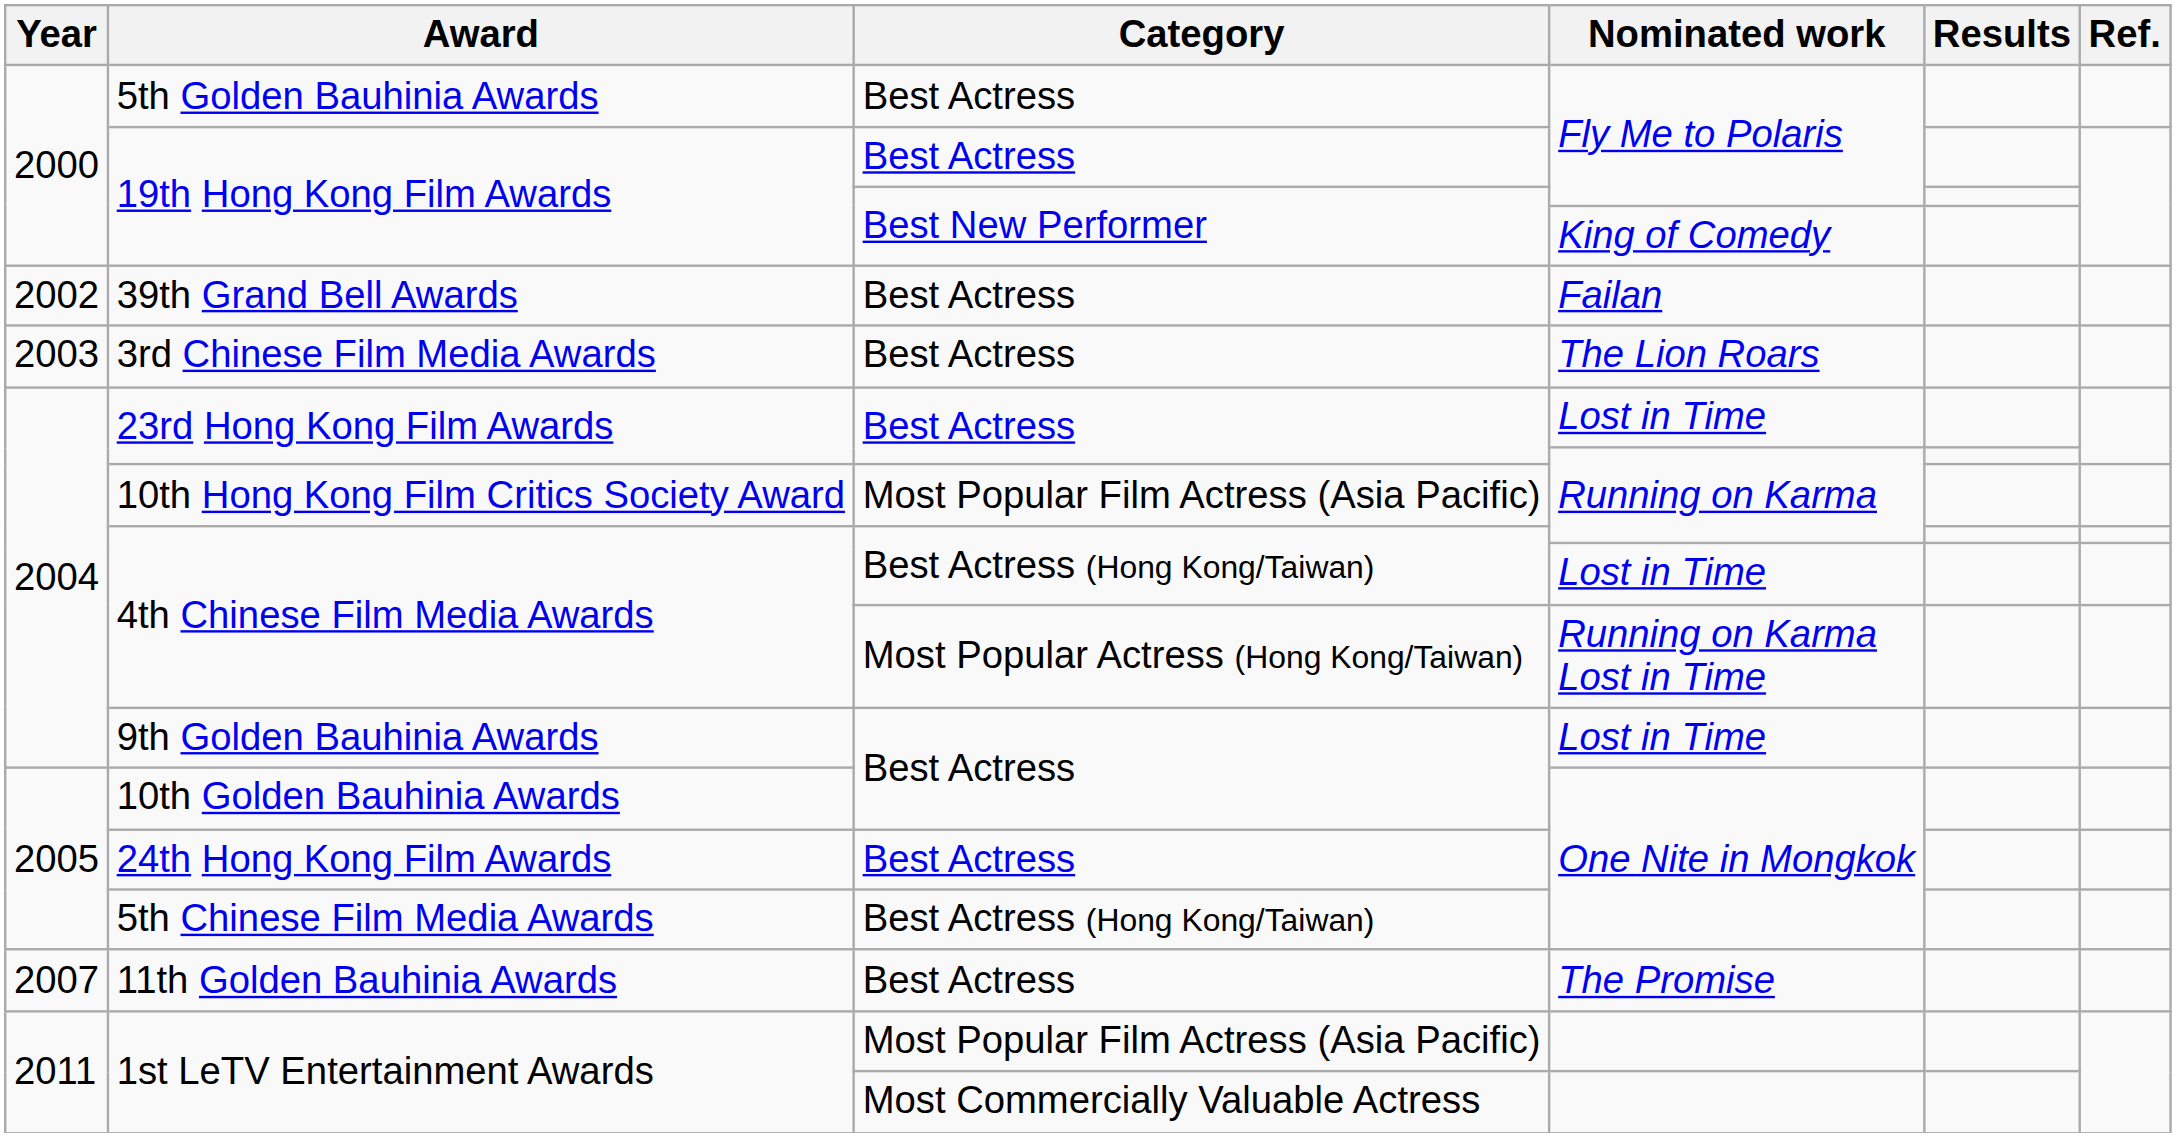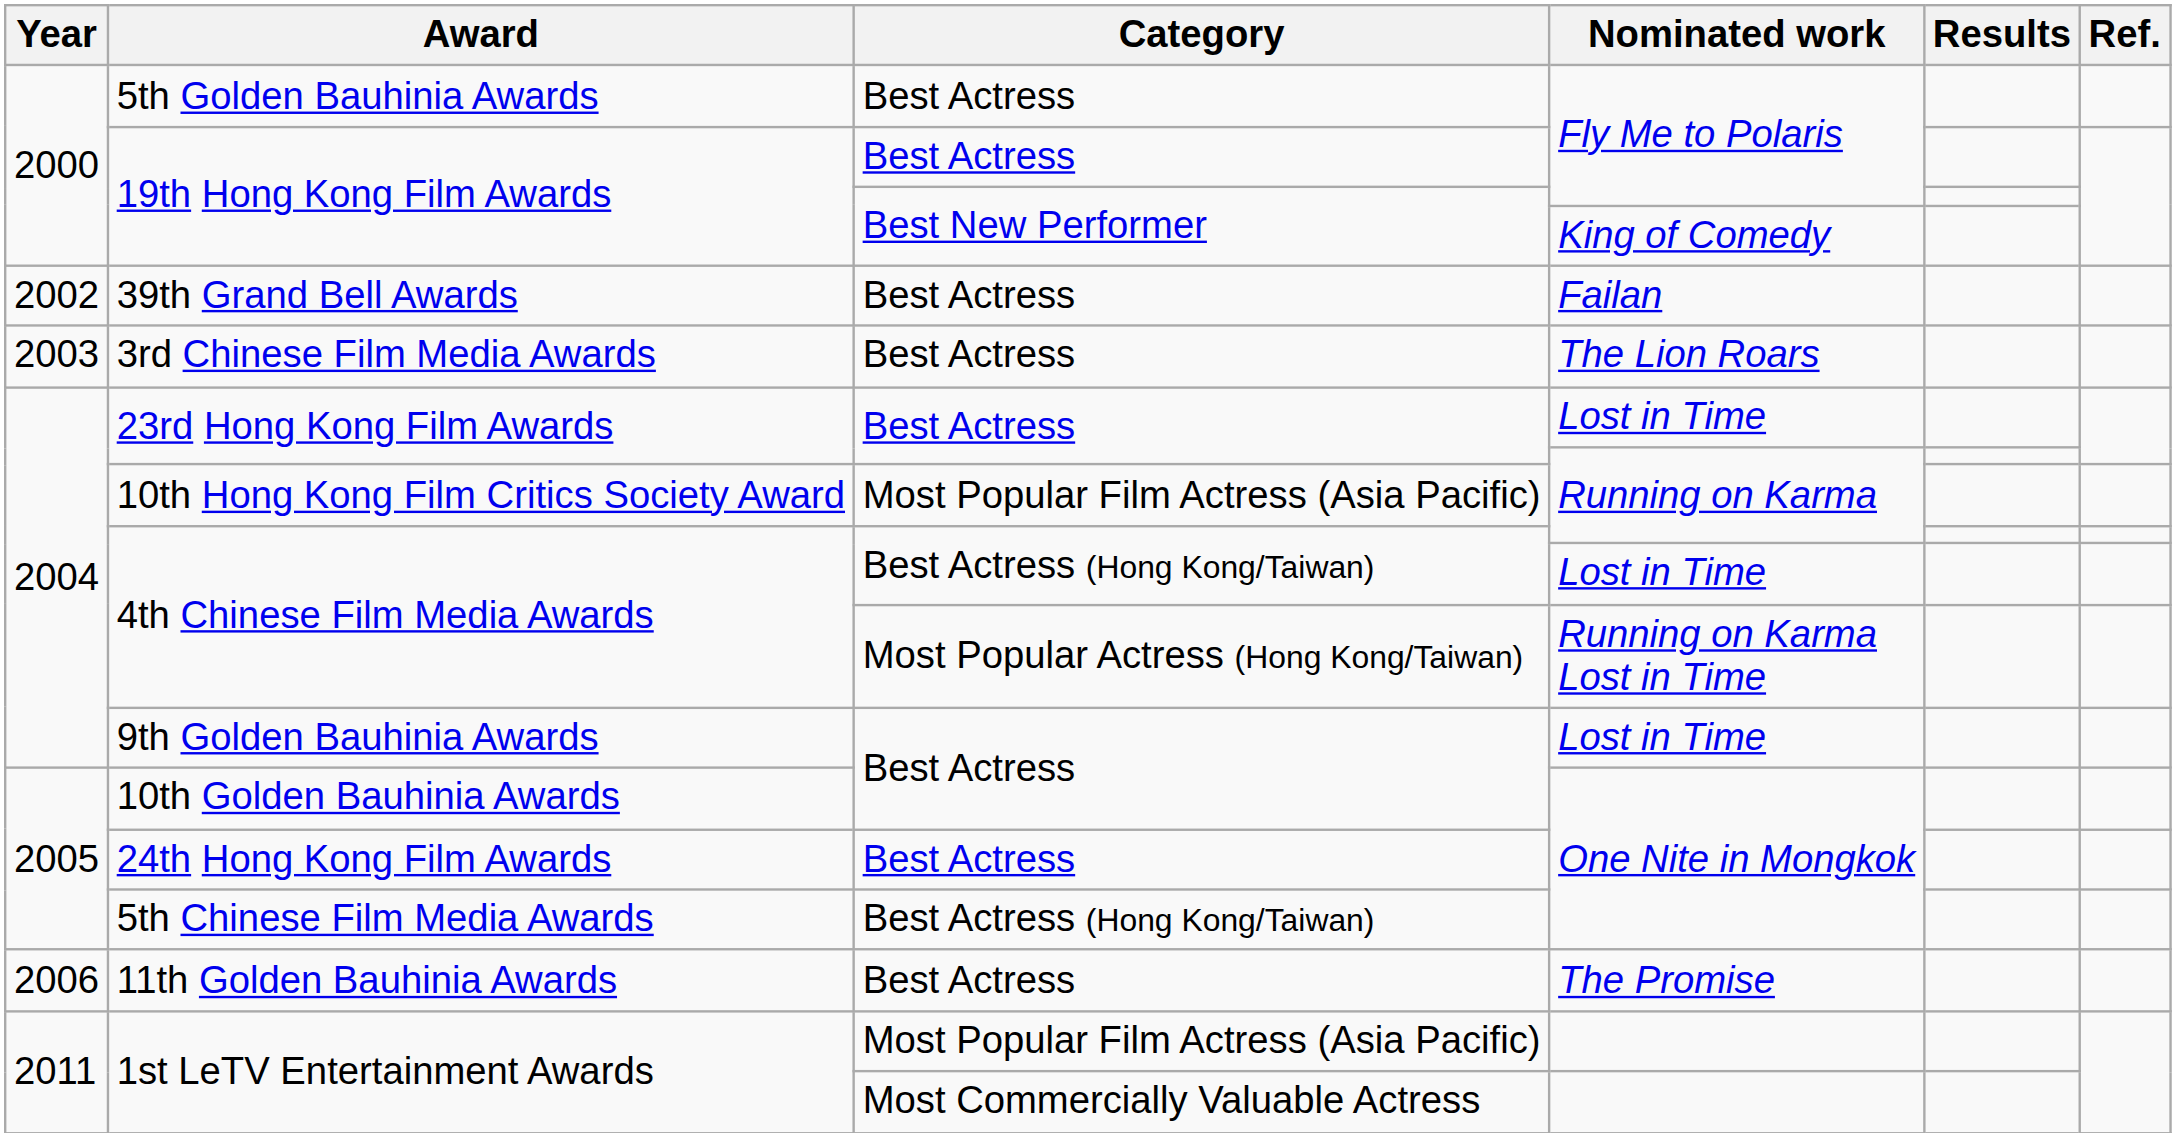(57, 979) 2007 -> (57, 979) 2006
